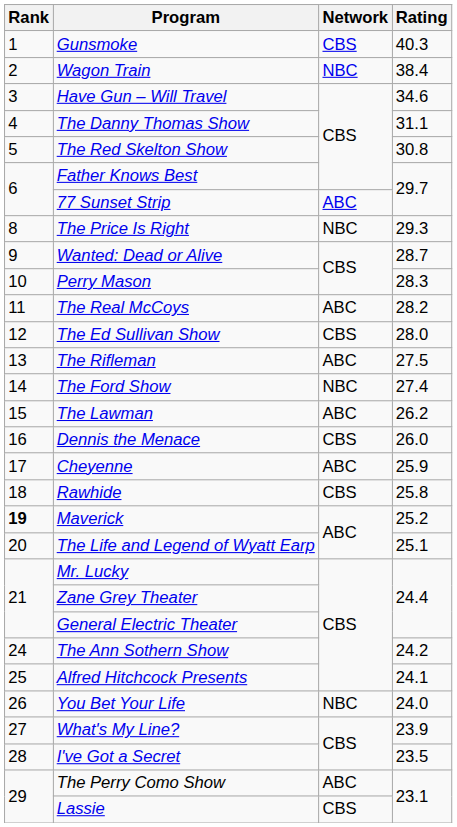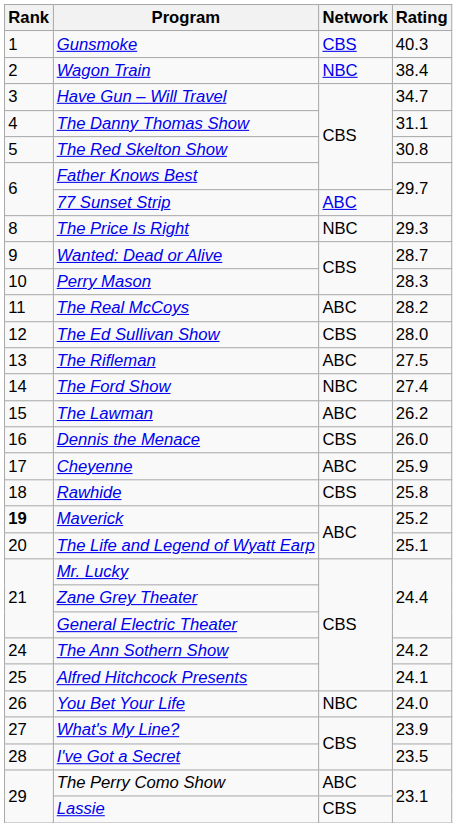(412, 96) 34.6 -> (412, 96) 34.7
